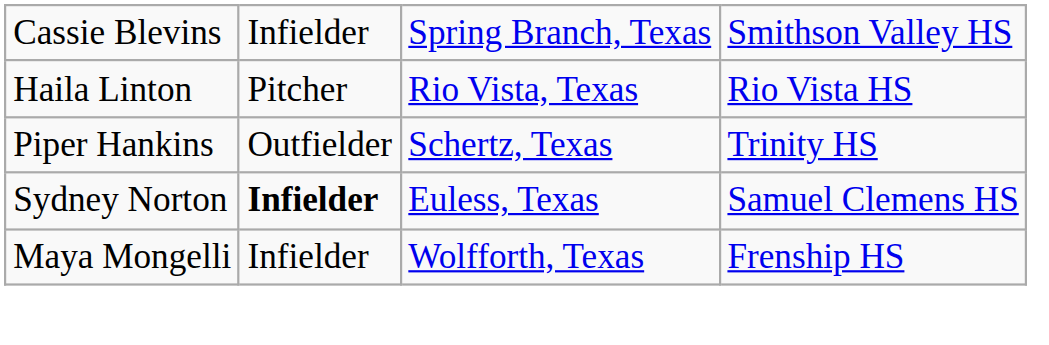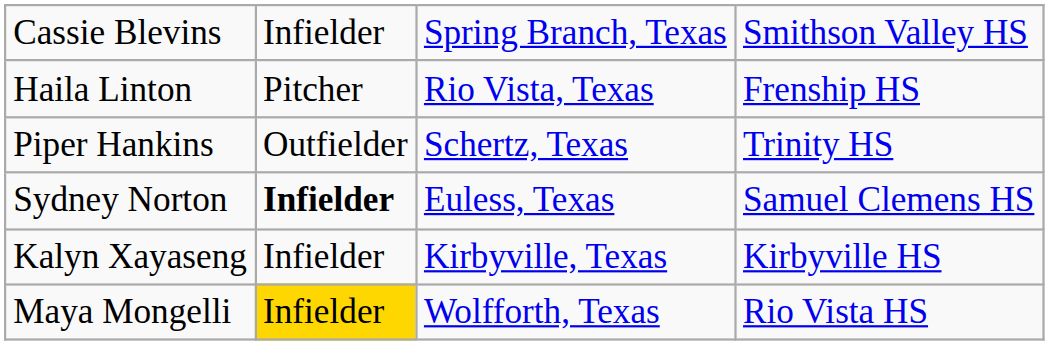(820, 88) Rio Vista HS -> (832, 88) Frenship HS
+ row: (130, 255)
(308, 255) no background -> (324, 311) gold background
(816, 255) Frenship HS -> (836, 311) Rio Vista HS
